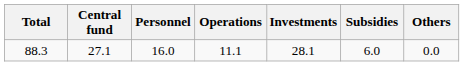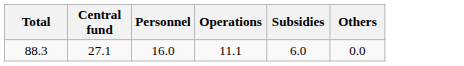- column: (303, 22)
